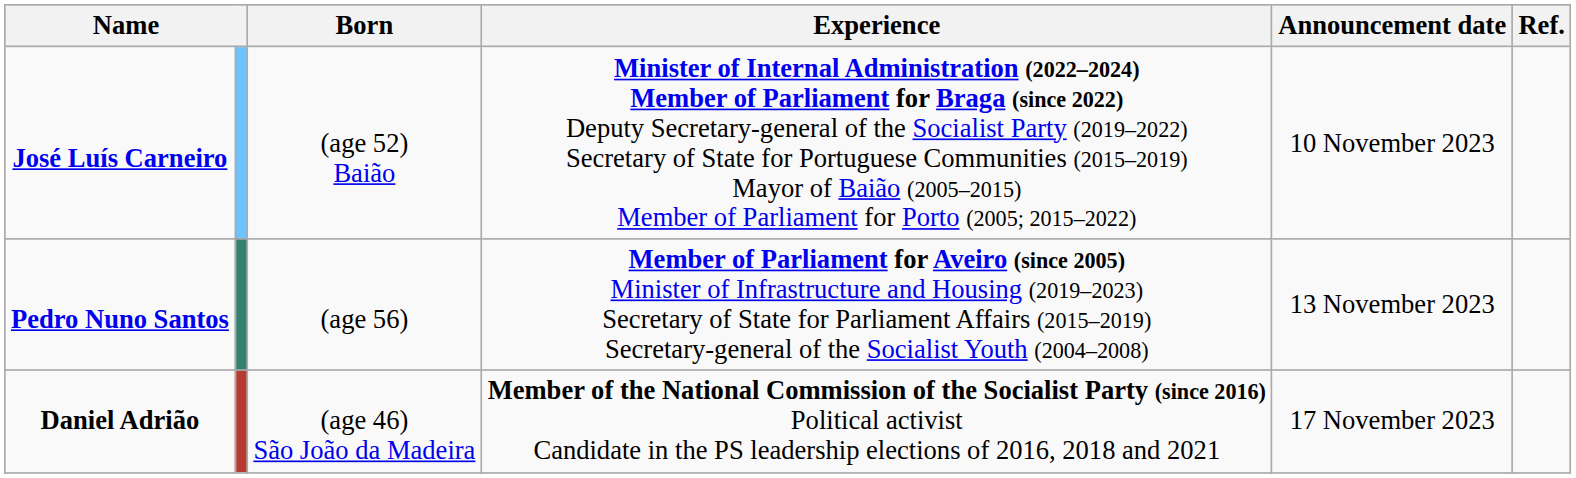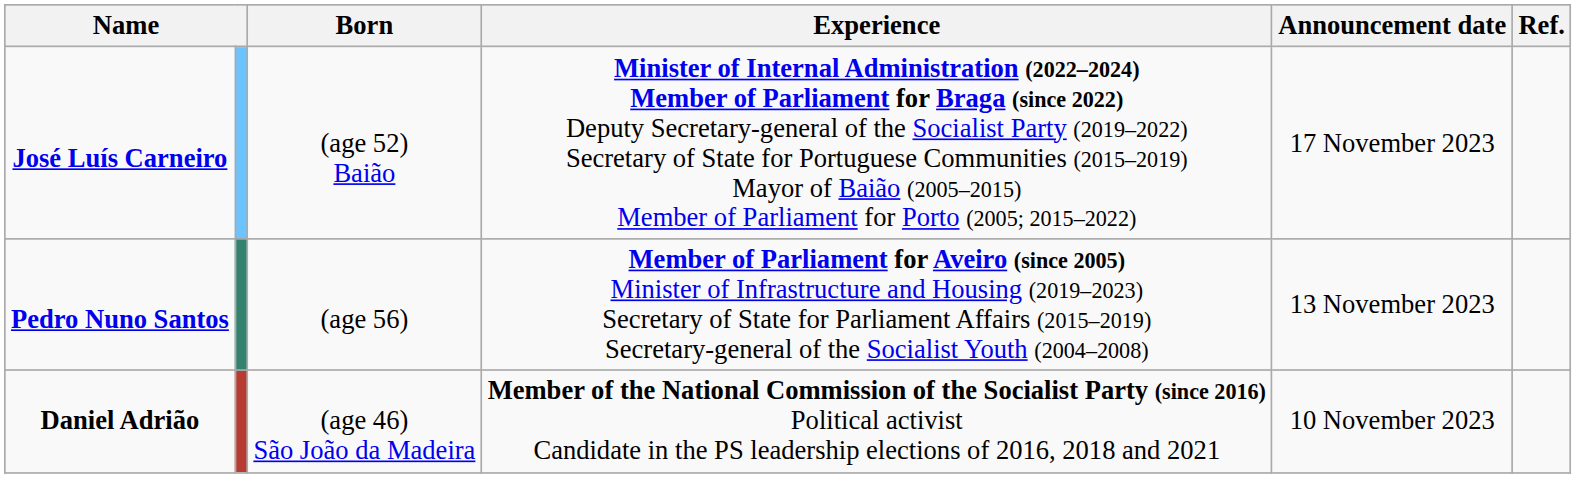(1392, 142) 10 November 2023 -> (1392, 142) 17 November 2023
(1392, 420) 17 November 2023 -> (1392, 420) 10 November 2023
